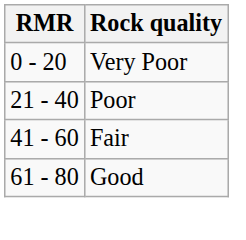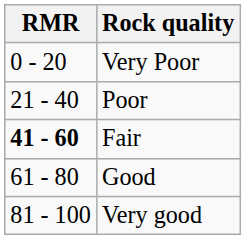(45, 138) normal -> (45, 138) bold
+ row: (152, 215)
